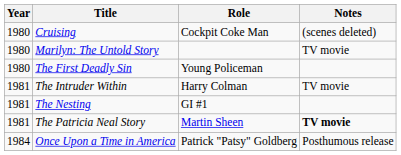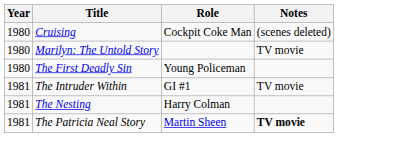(214, 86) Harry Colman -> (177, 86) GI #1
(194, 104) GI #1 -> (197, 104) Harry Colman
- row: (105, 141)
